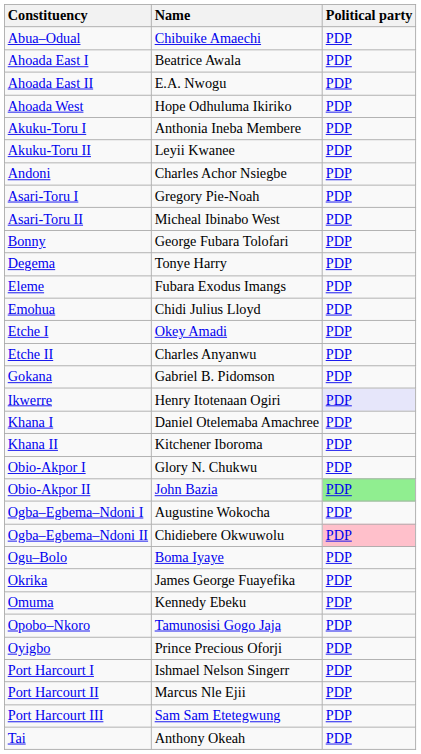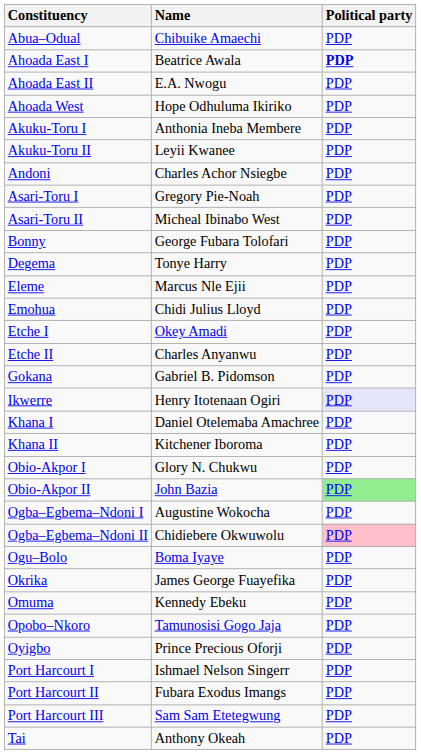(339, 60) normal -> (340, 60) bold
(220, 286) Fubara Exodus Imangs -> (200, 286) Marcus Nle Ejii
(200, 693) Marcus Nle Ejii -> (220, 693) Fubara Exodus Imangs
